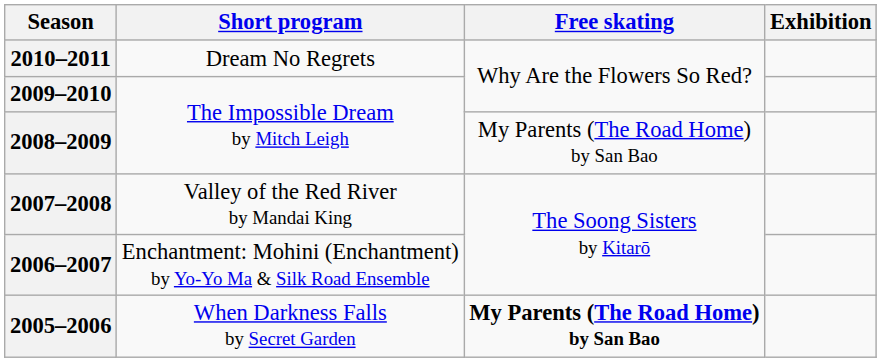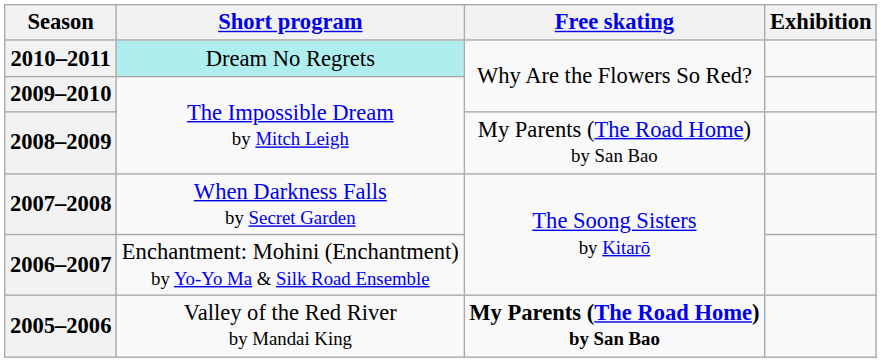(290, 58) no background -> (290, 58) paleturquoise background
(290, 203) Valley of the Red River by Mandai King -> (290, 203) When Darkness Falls by Secret Garden
(290, 325) When Darkness Falls by Secret Garden -> (290, 325) Valley of the Red River by Mandai King
